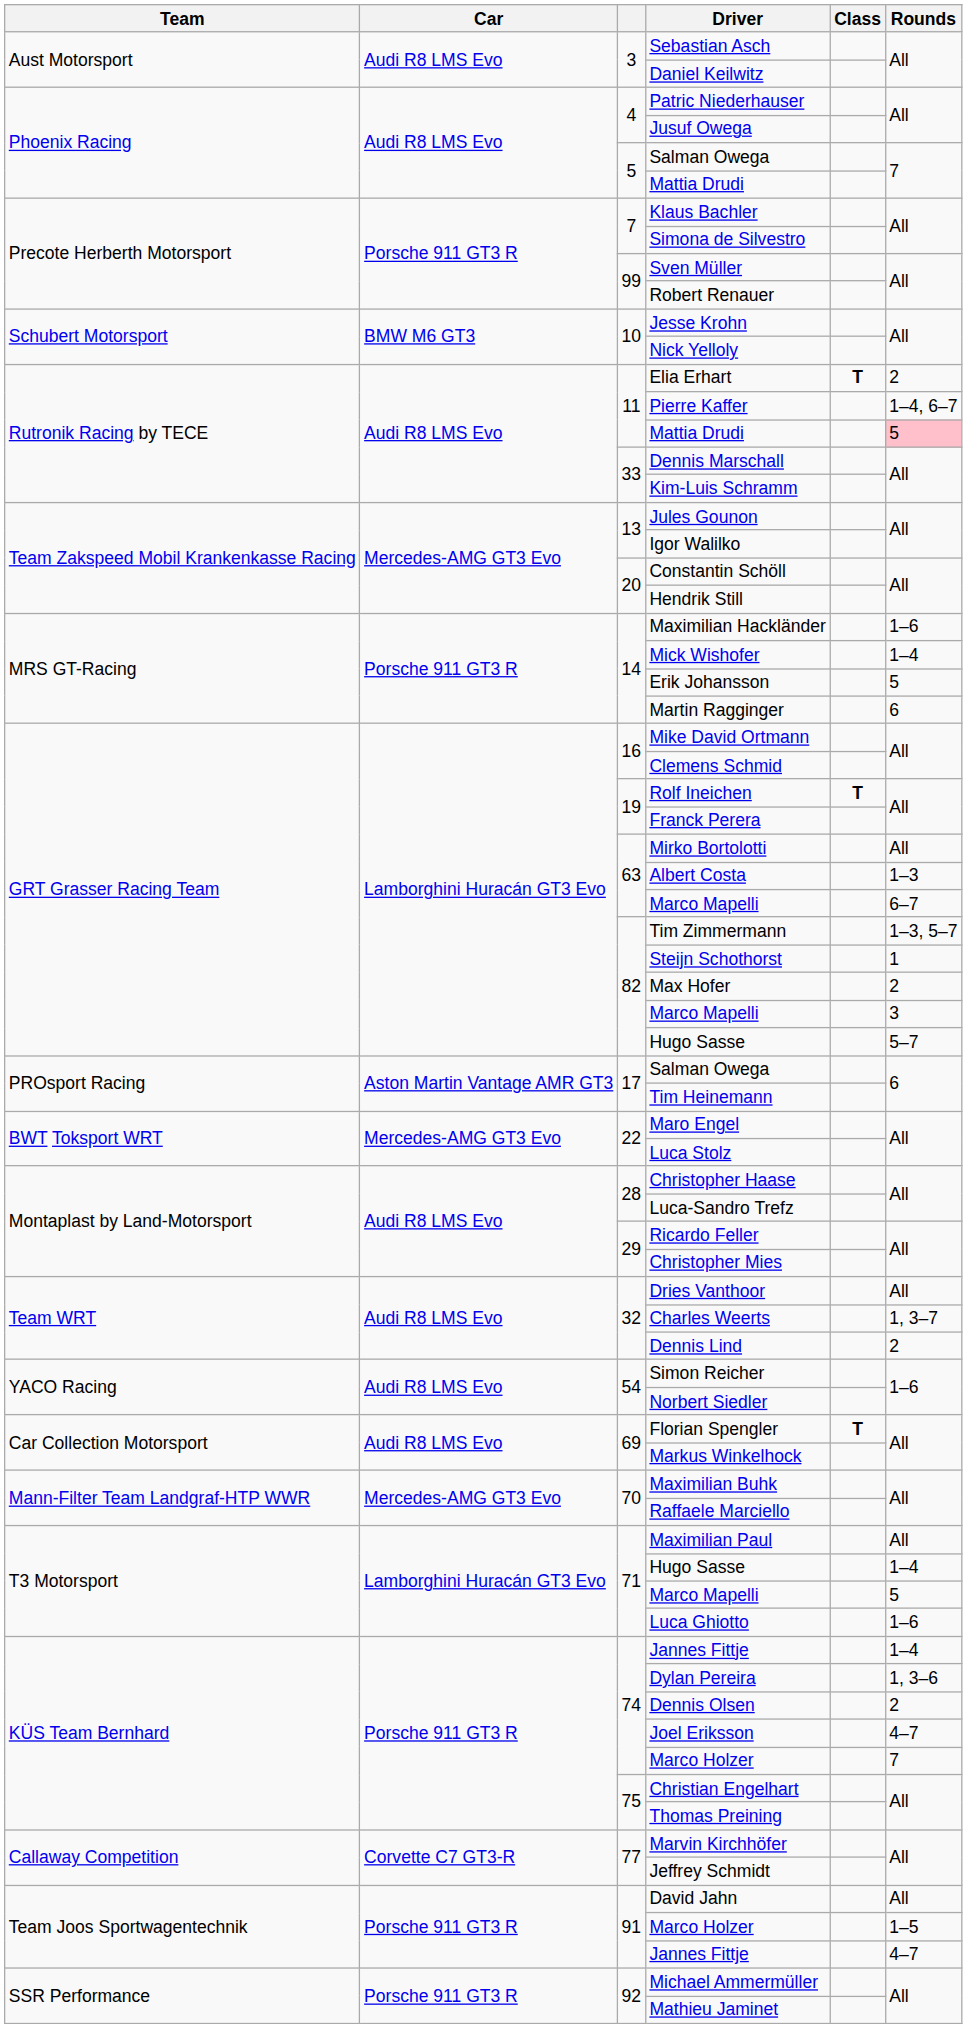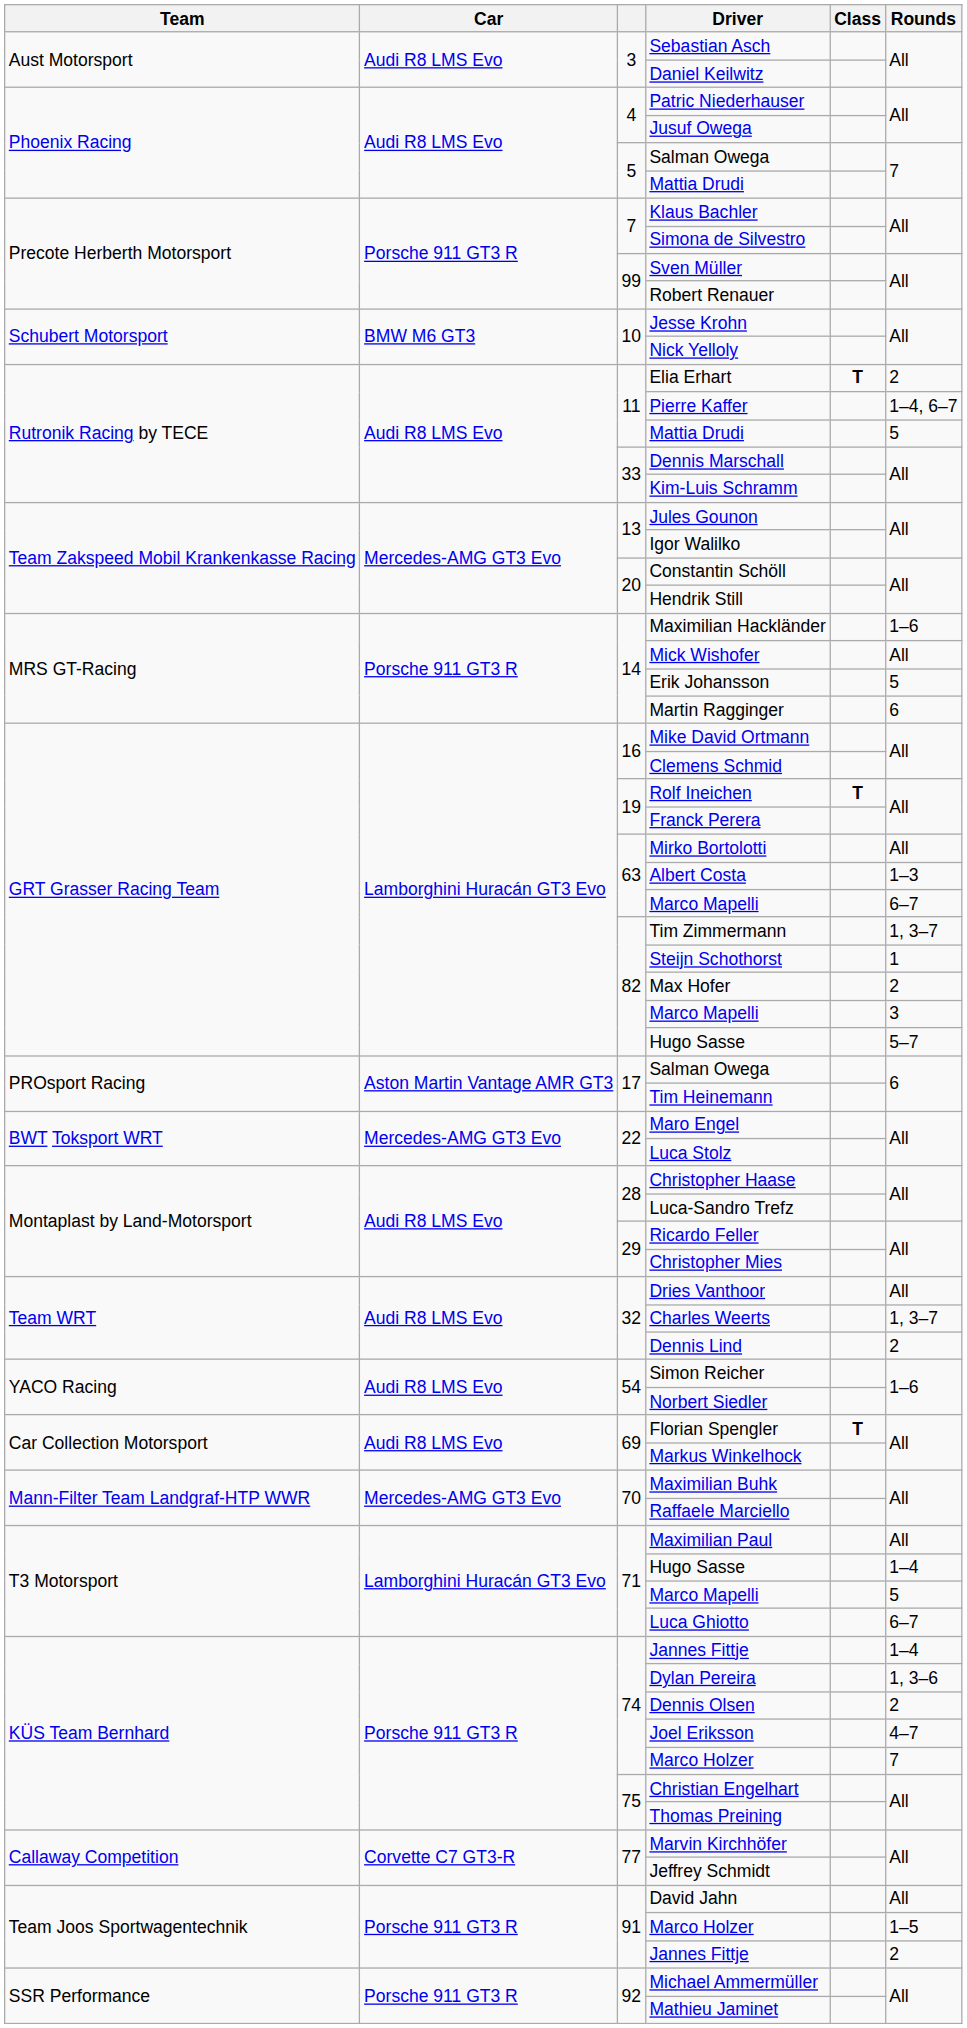(894, 433) pink background -> (894, 433) no background
(904, 654) 1–4 -> (899, 654) All
(923, 931) 1–3, 5–7 -> (914, 931) 1, 3–7
(904, 1622) 1–6 -> (904, 1622) 6–7
(904, 1954) 4–7 -> (894, 1954) 2
